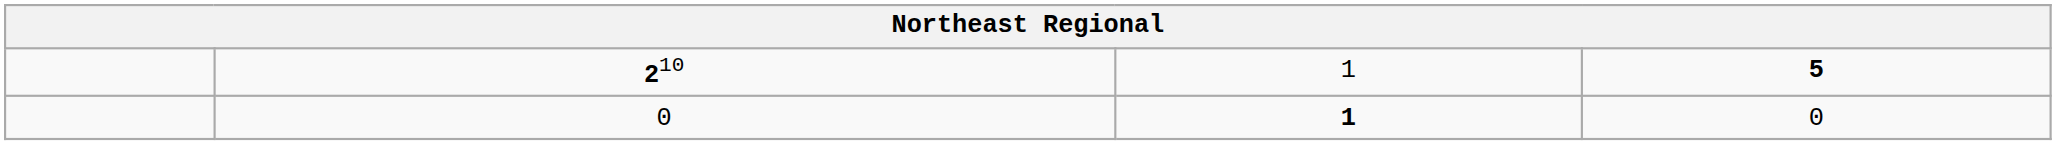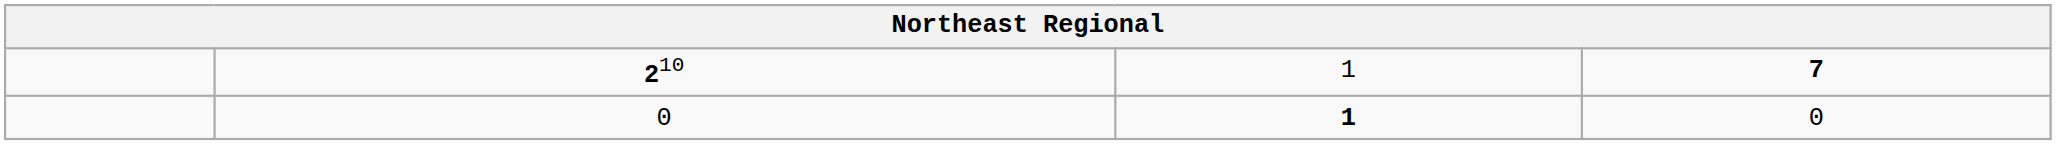(1816, 72) 5 -> (1816, 72) 7
